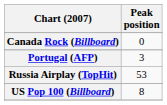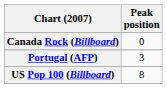- row: (63, 74)
